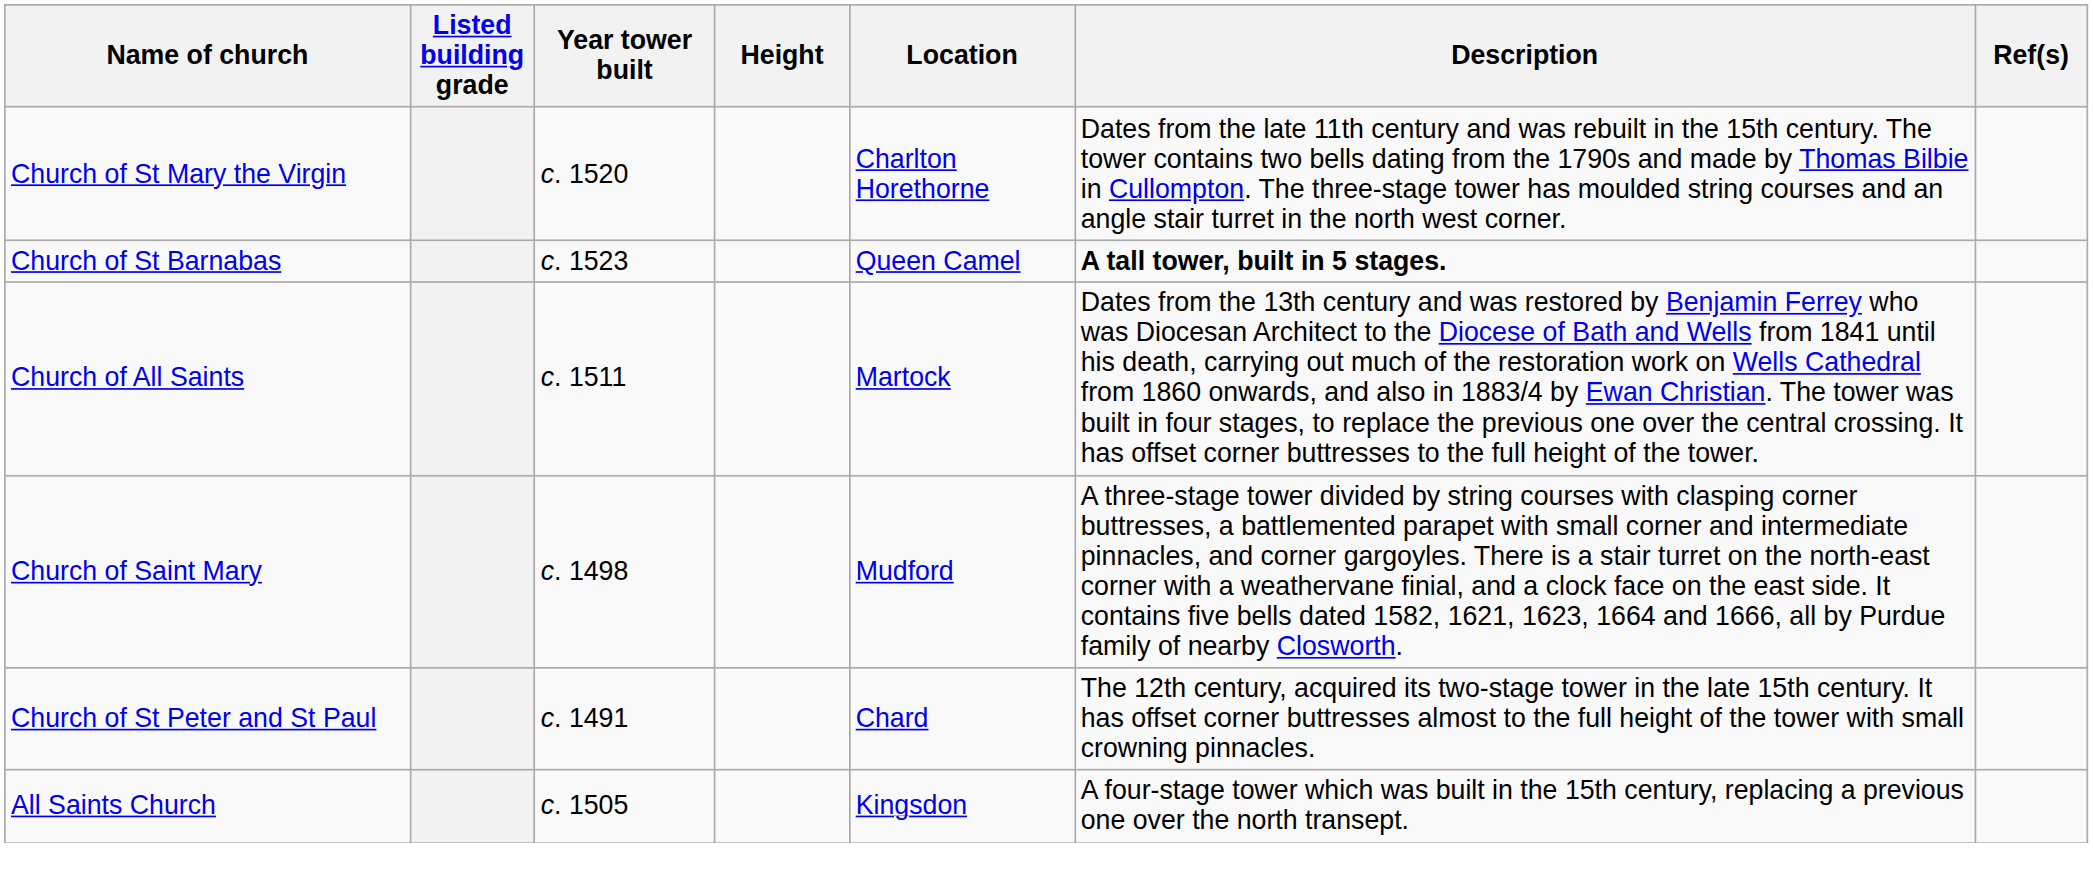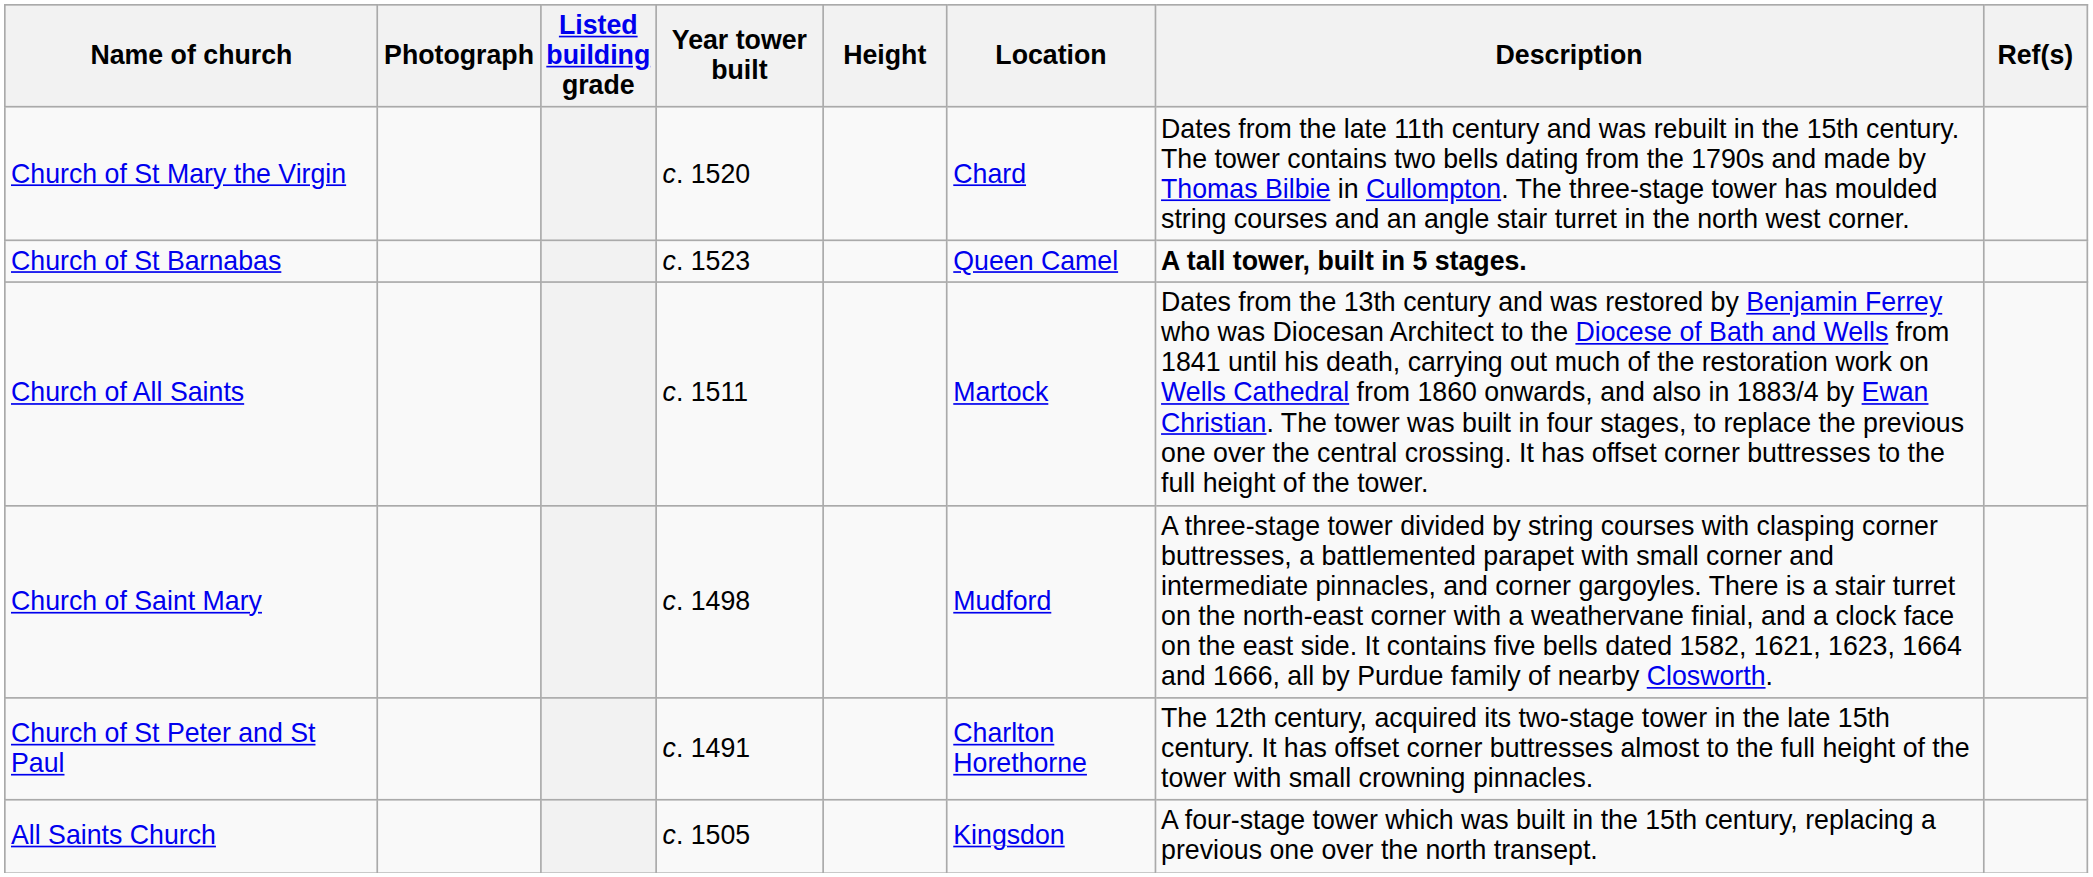+ column: (459, 55)
(923, 173) Charlton Horethorne -> (990, 173) Chard
(892, 718) Chard -> (1020, 748) Charlton Horethorne
